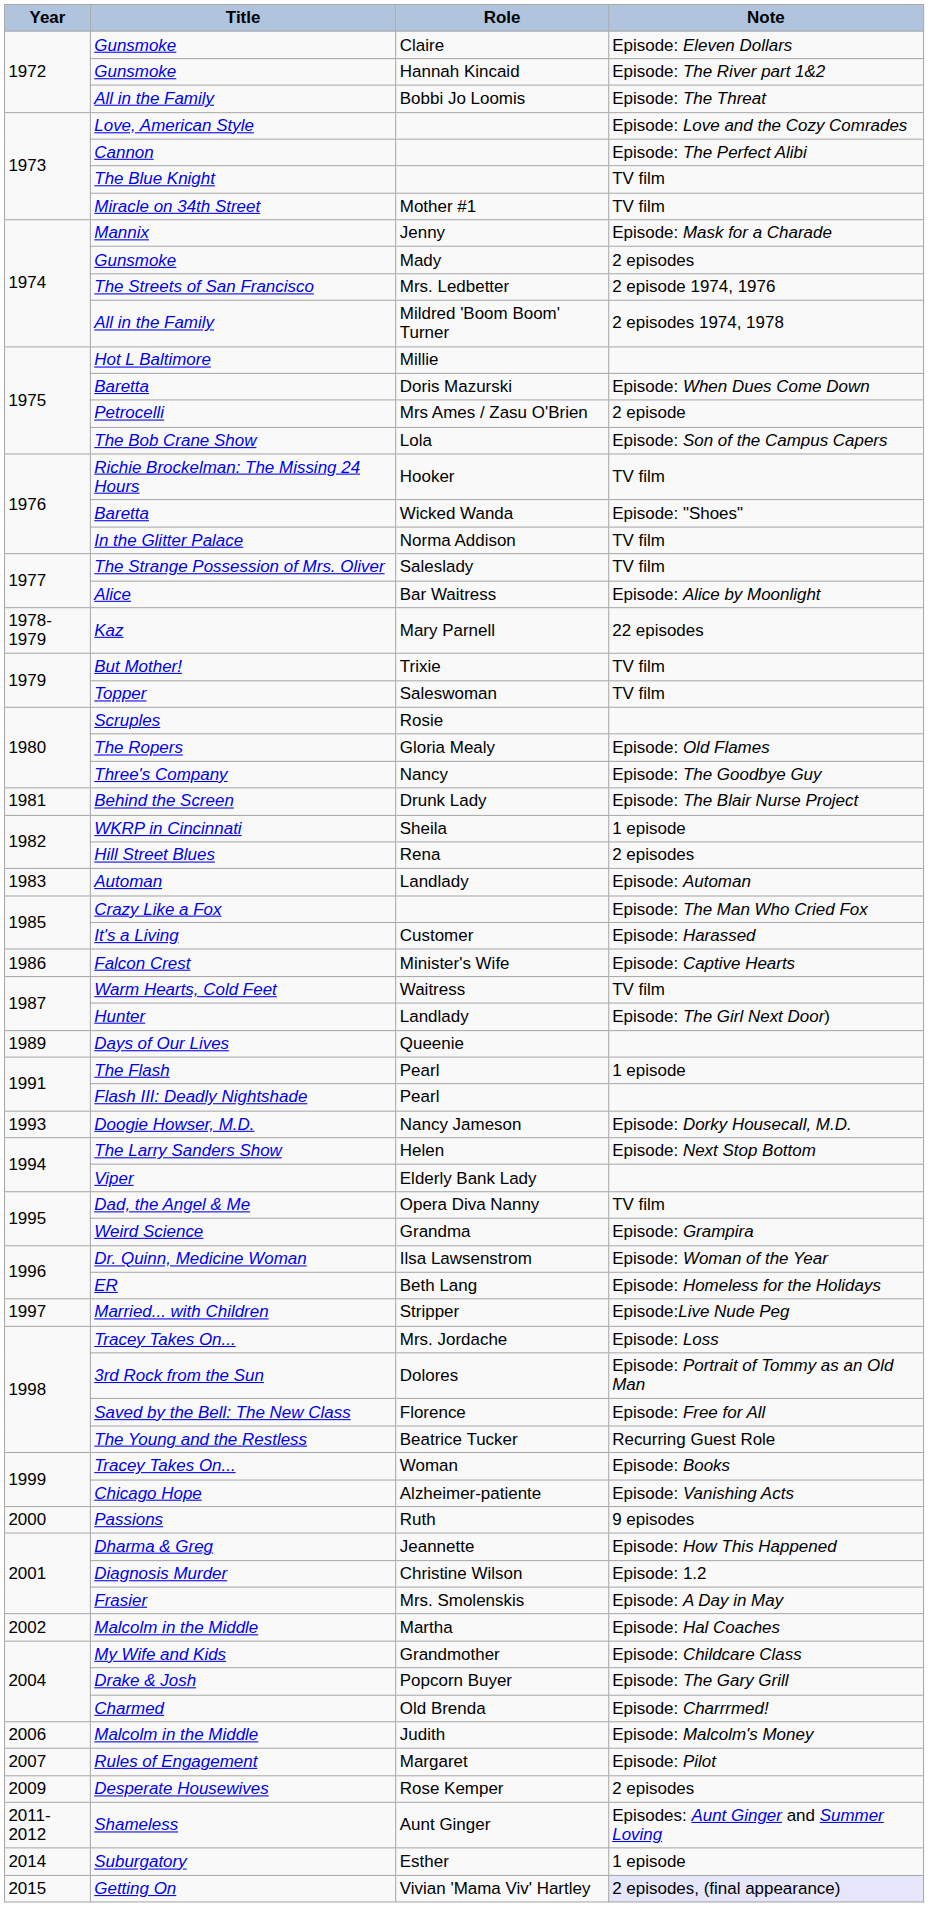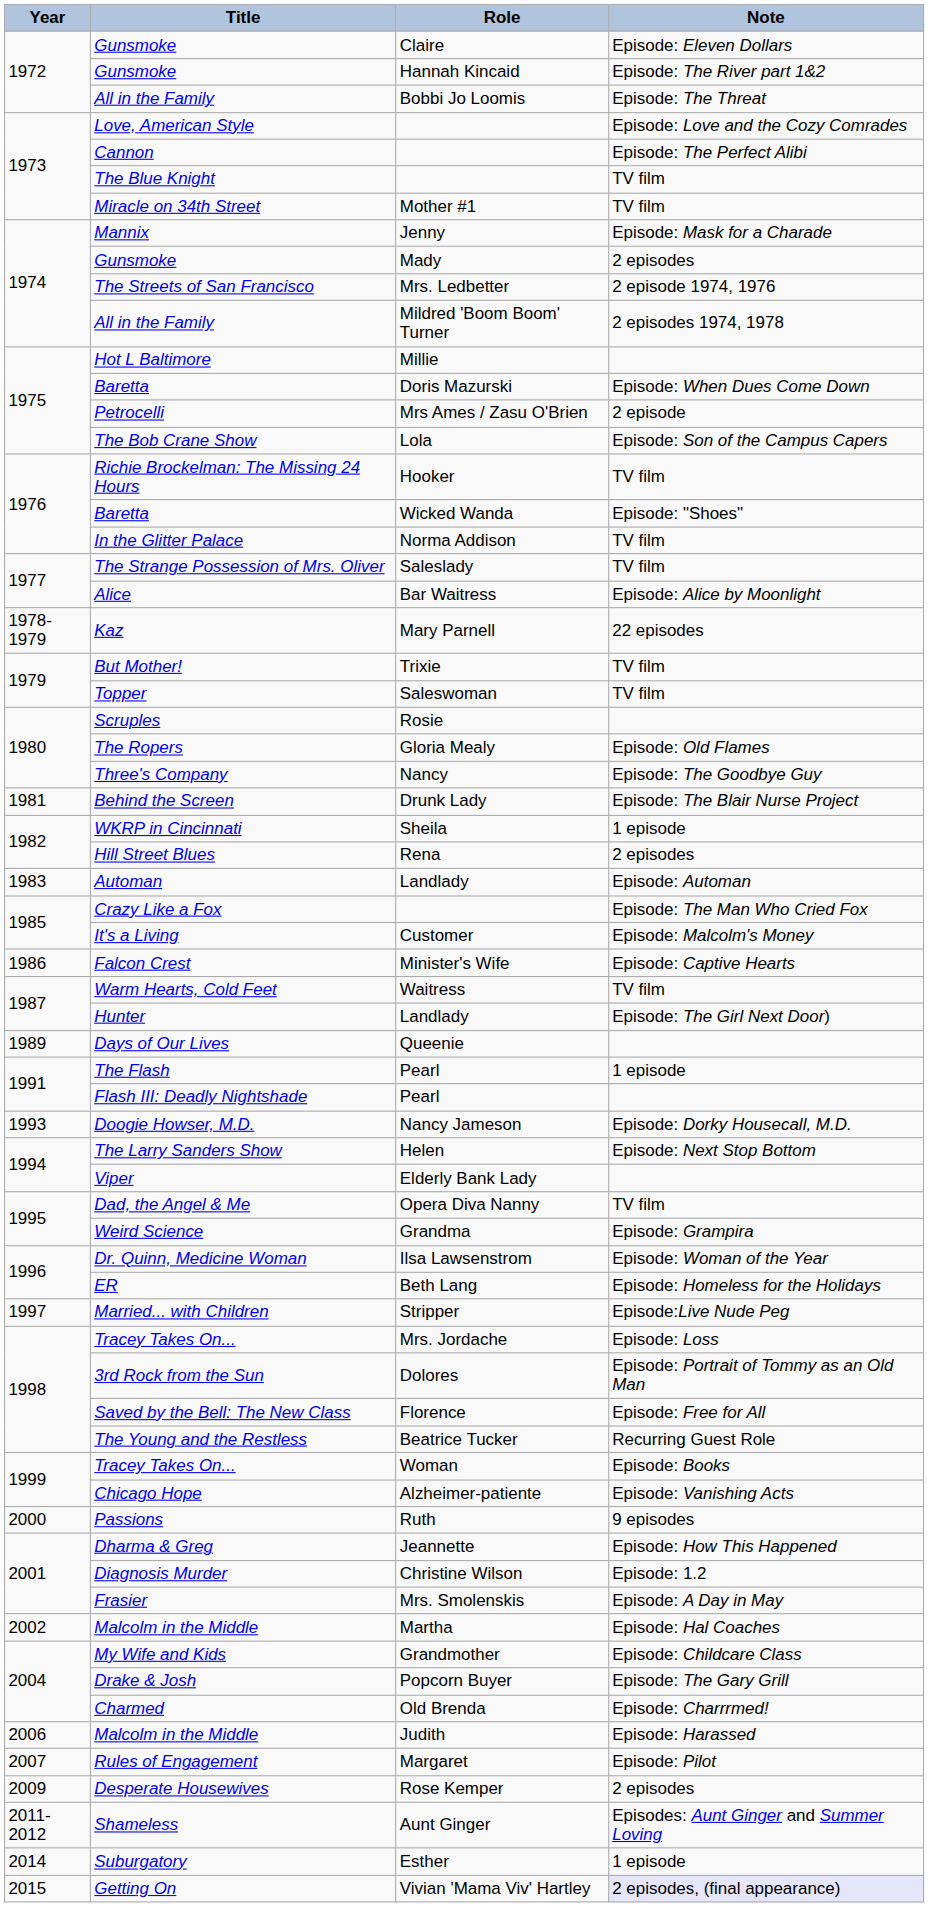(684, 935) Episode: Harassed -> (713, 935) Episode: Malcolm's Money
(713, 1735) Episode: Malcolm's Money -> (684, 1735) Episode: Harassed
